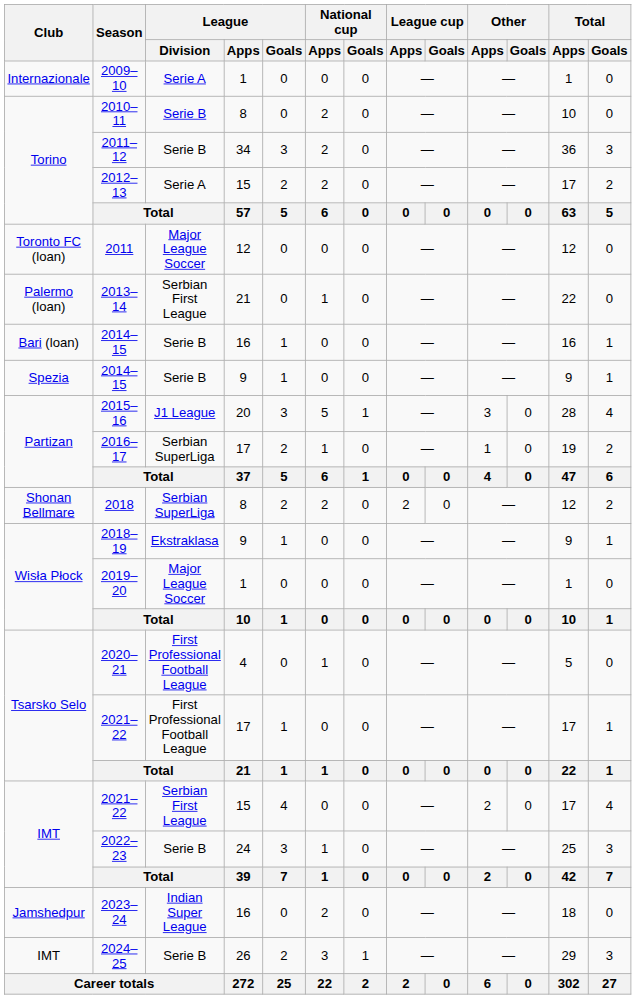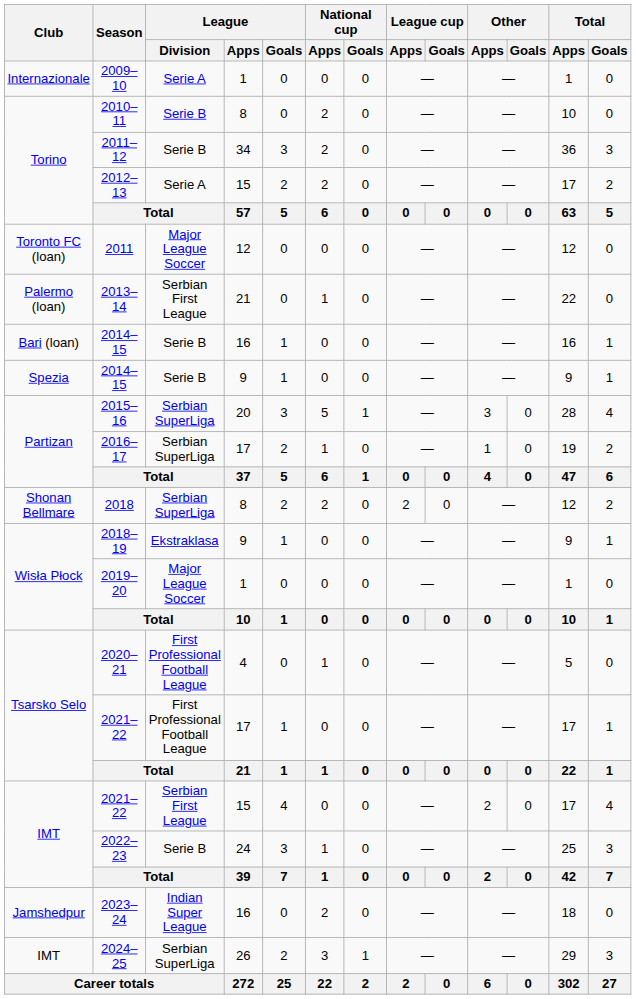(185, 413) J1 League -> (185, 413) Serbian SuperLiga
(185, 955) Serie B -> (185, 955) Serbian SuperLiga
